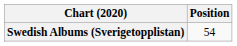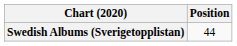(209, 31) 54 -> (209, 31) 44
